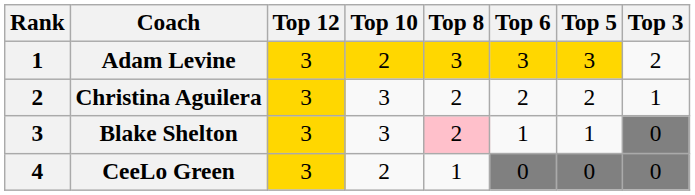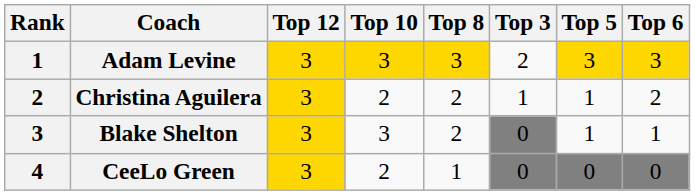columns swapped: (523, 23) <-> (656, 23)
(384, 60) 2 -> (384, 60) 3
(384, 97) 3 -> (384, 97) 2
(589, 97) 2 -> (589, 97) 1
(456, 134) pink background -> (456, 134) no background
